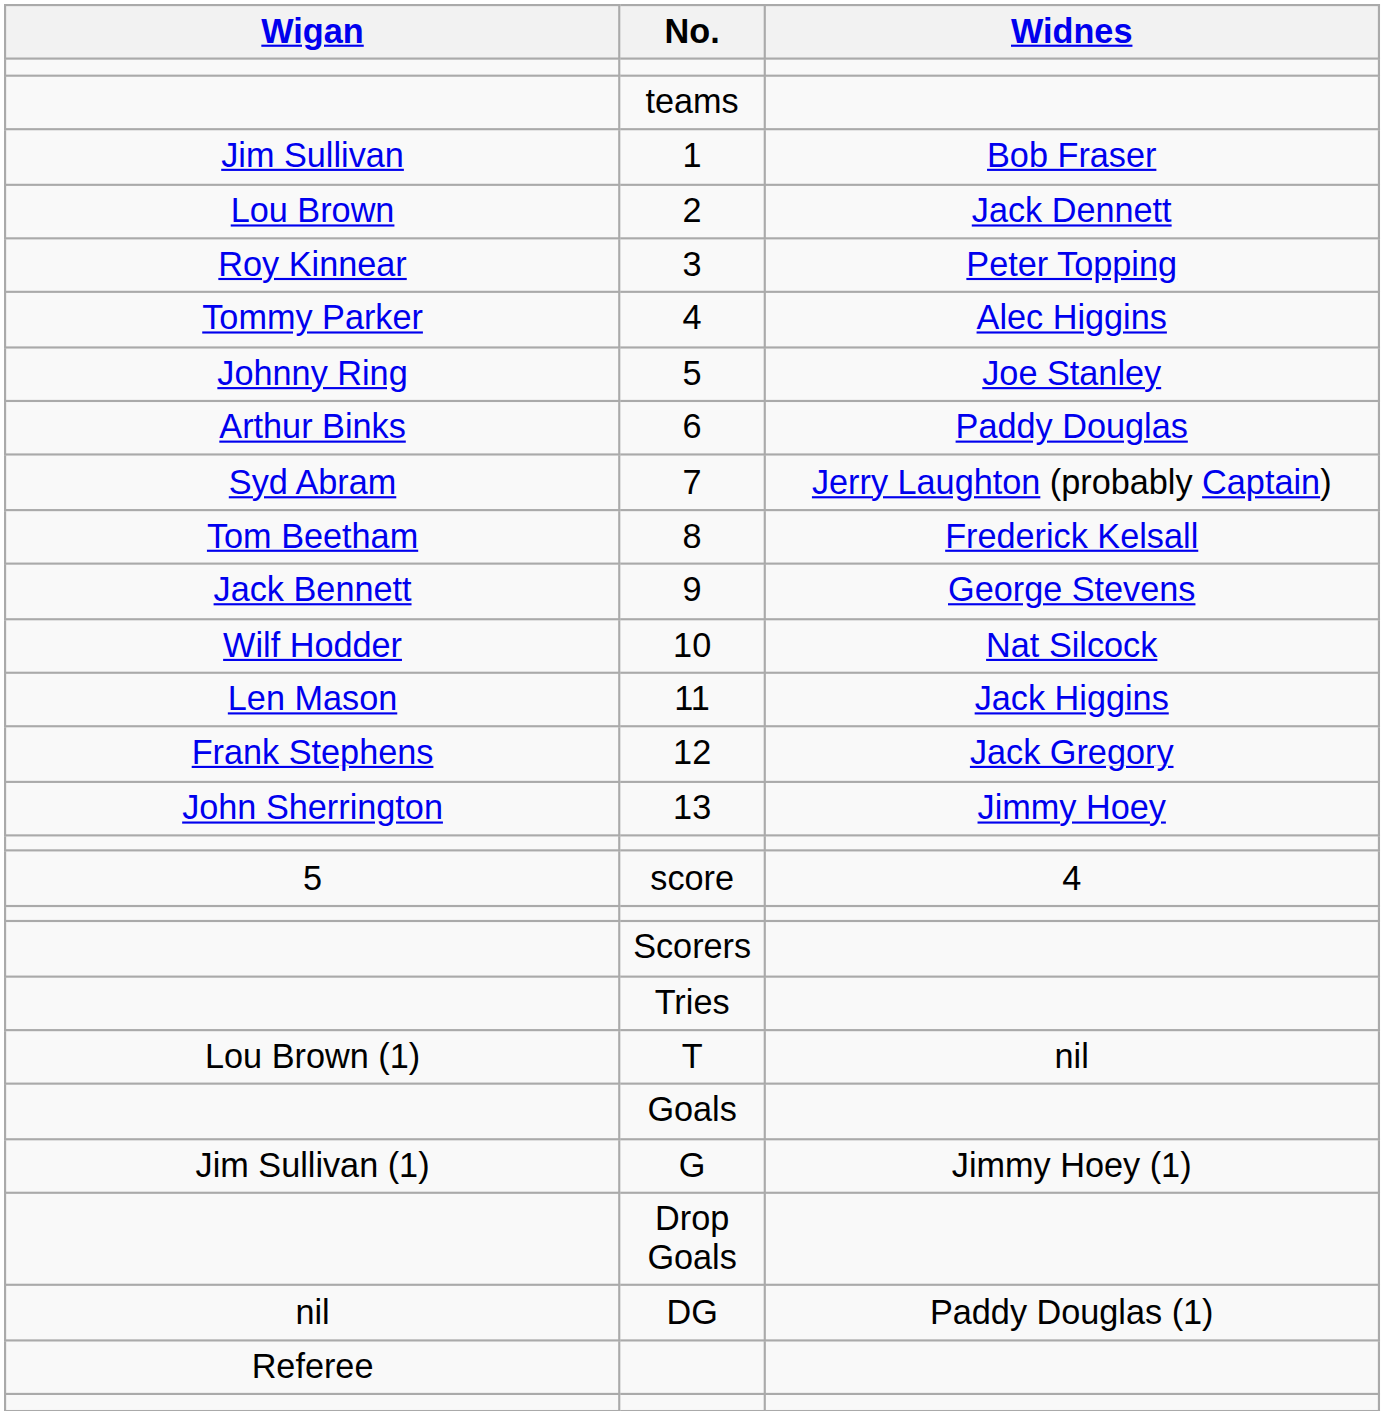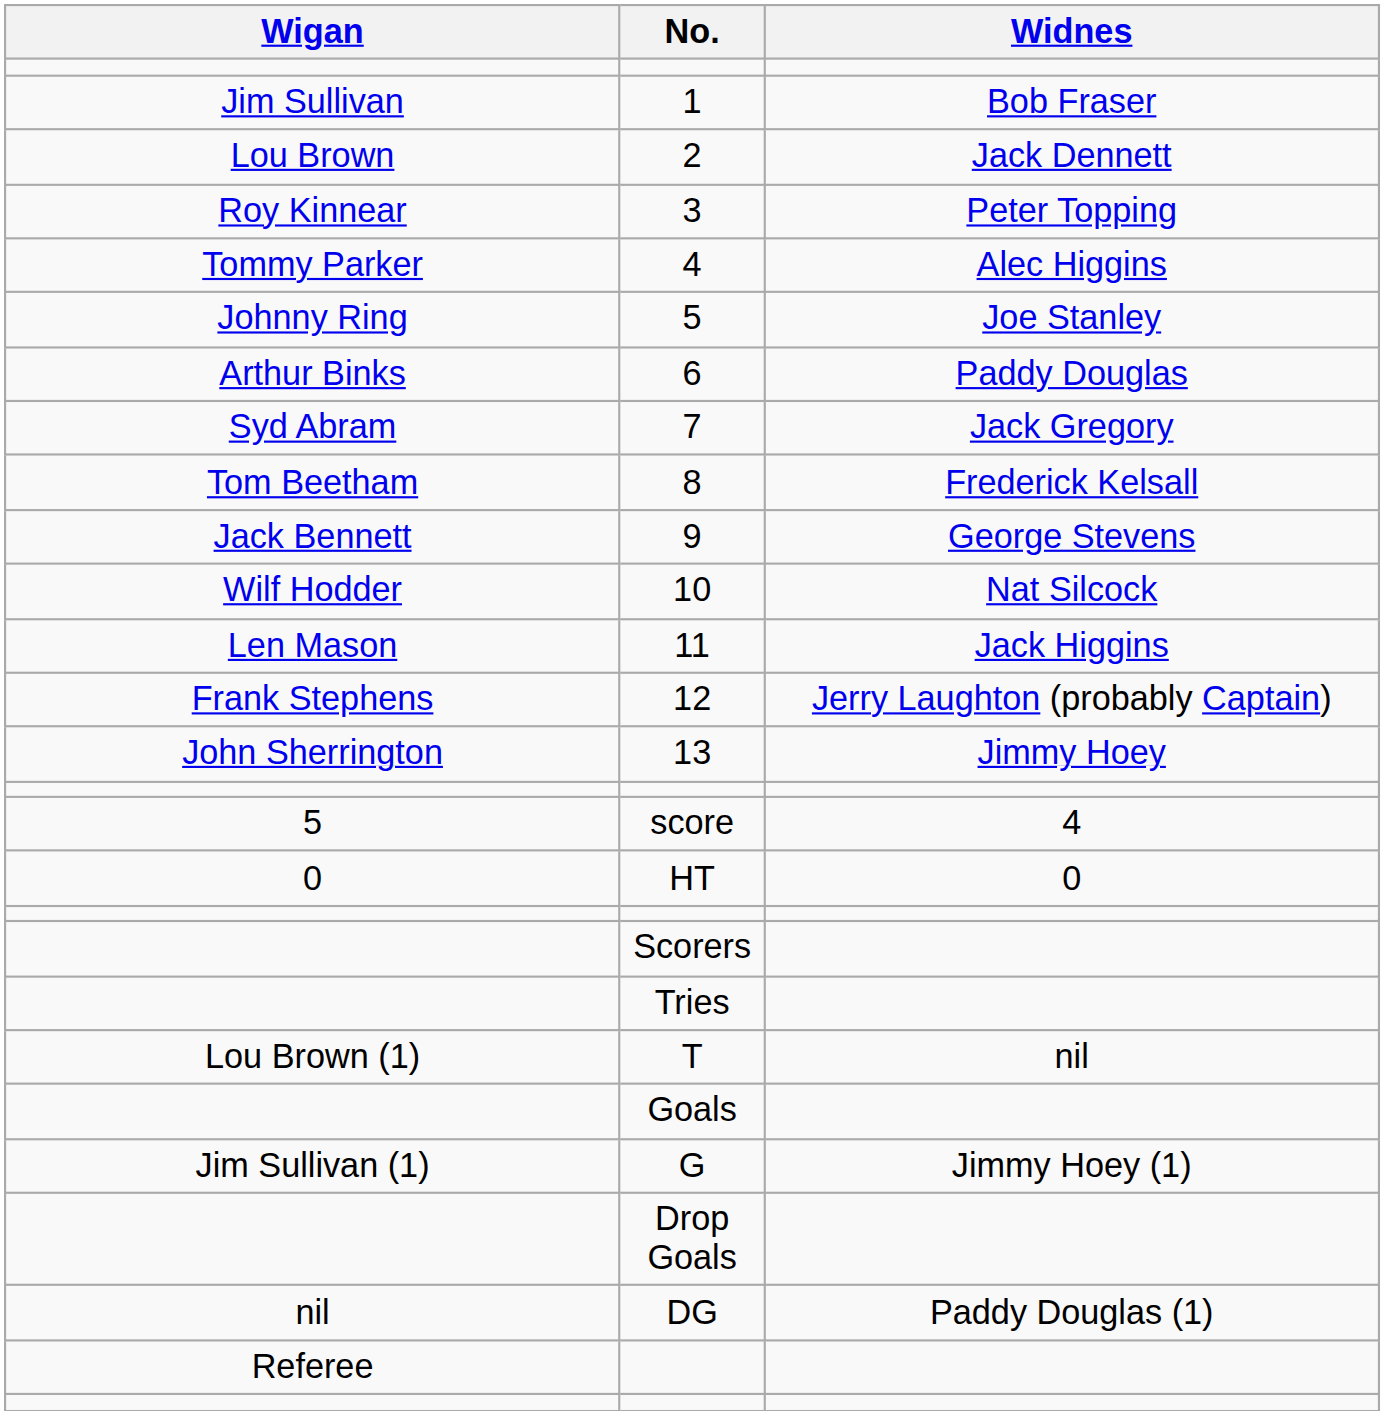- row: (313, 102)
(1072, 481) Jerry Laughton (probably Captain) -> (1072, 427) Jack Gregory
(1072, 753) Jack Gregory -> (1072, 699) Jerry Laughton (probably Captain)
+ row: (313, 877)
